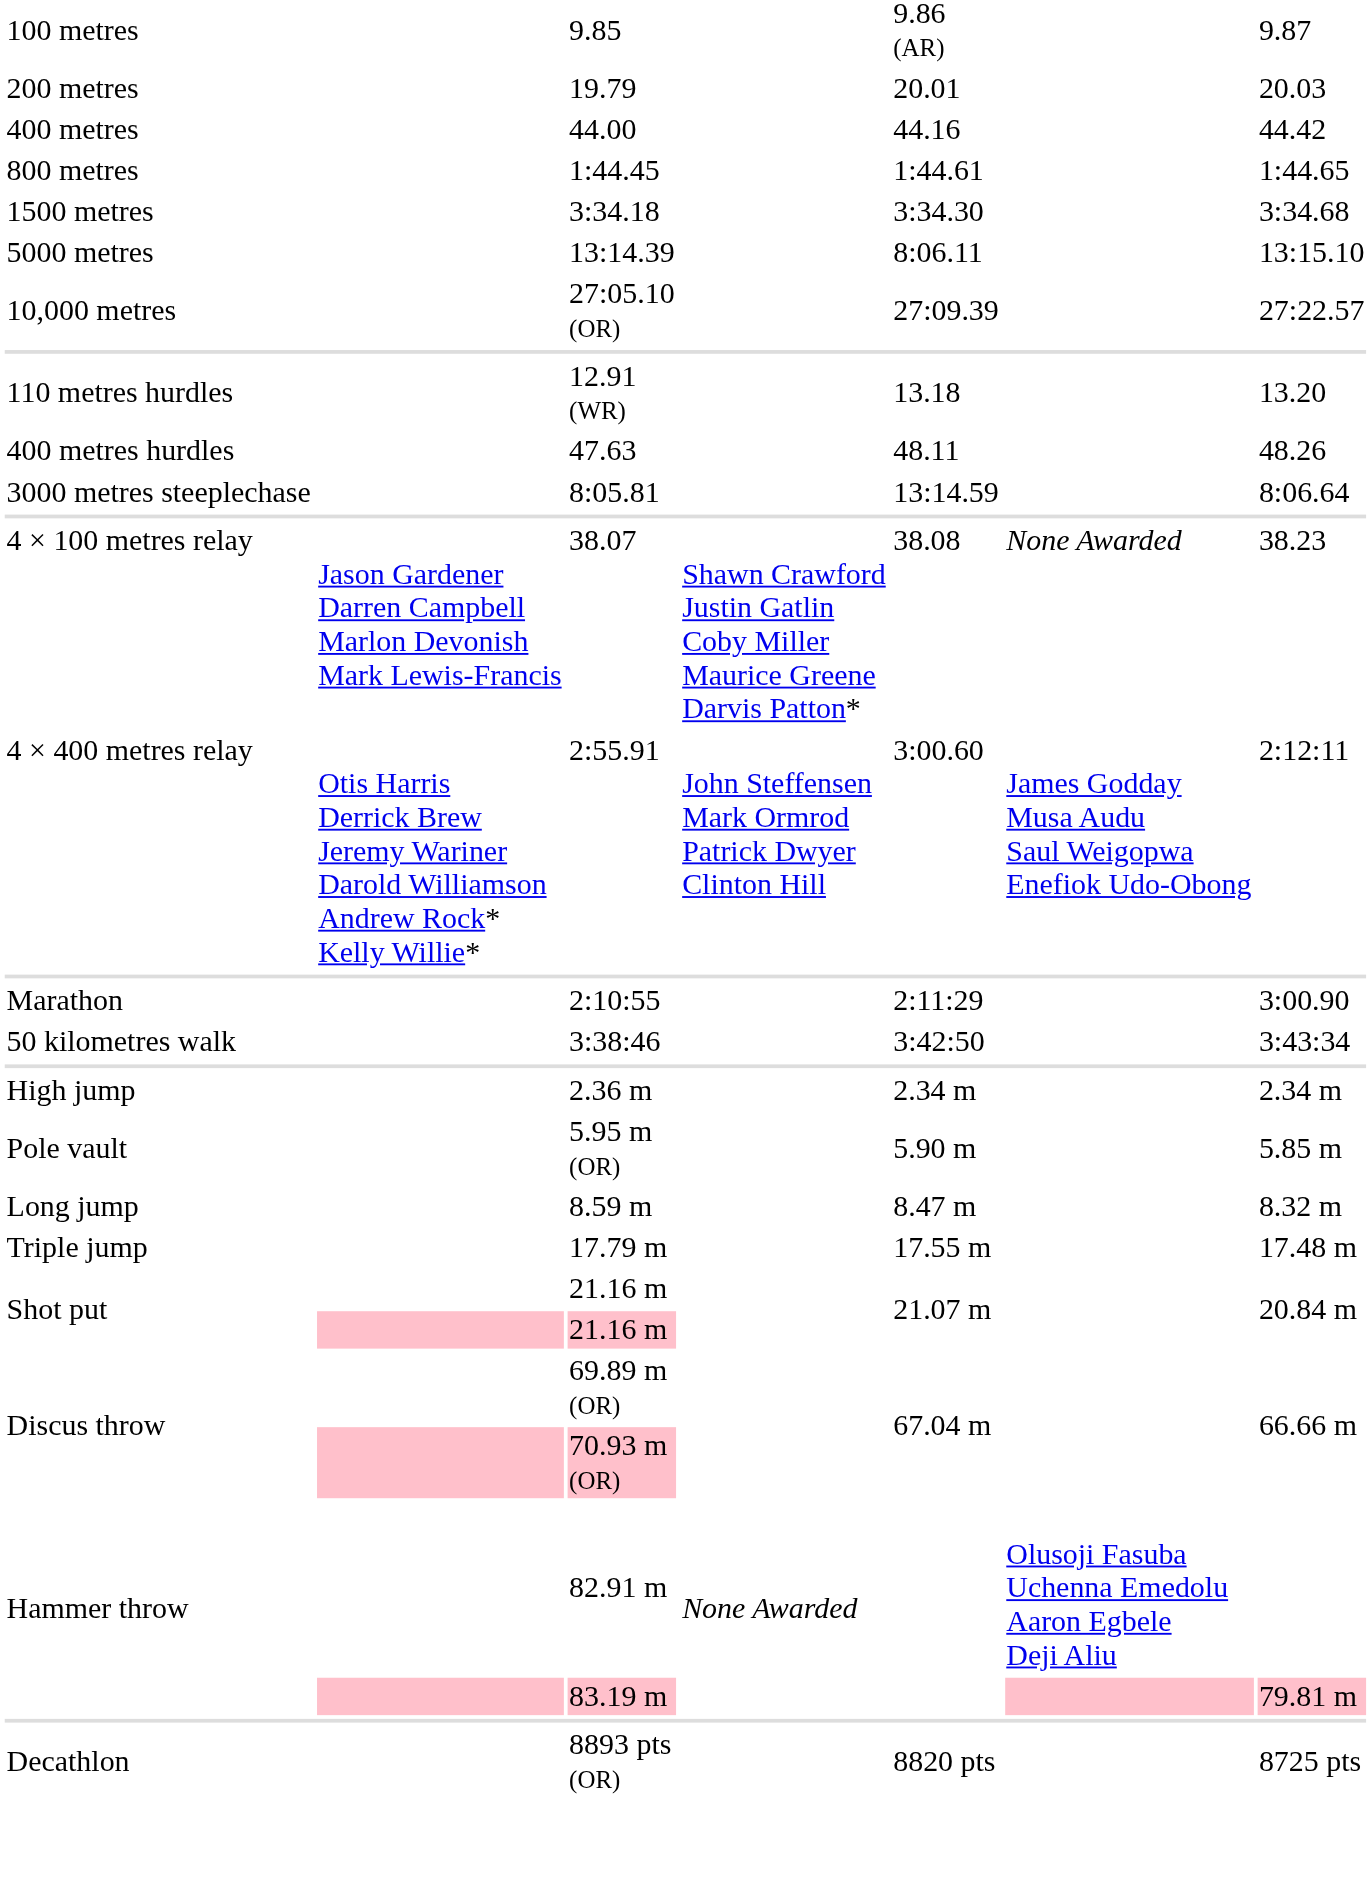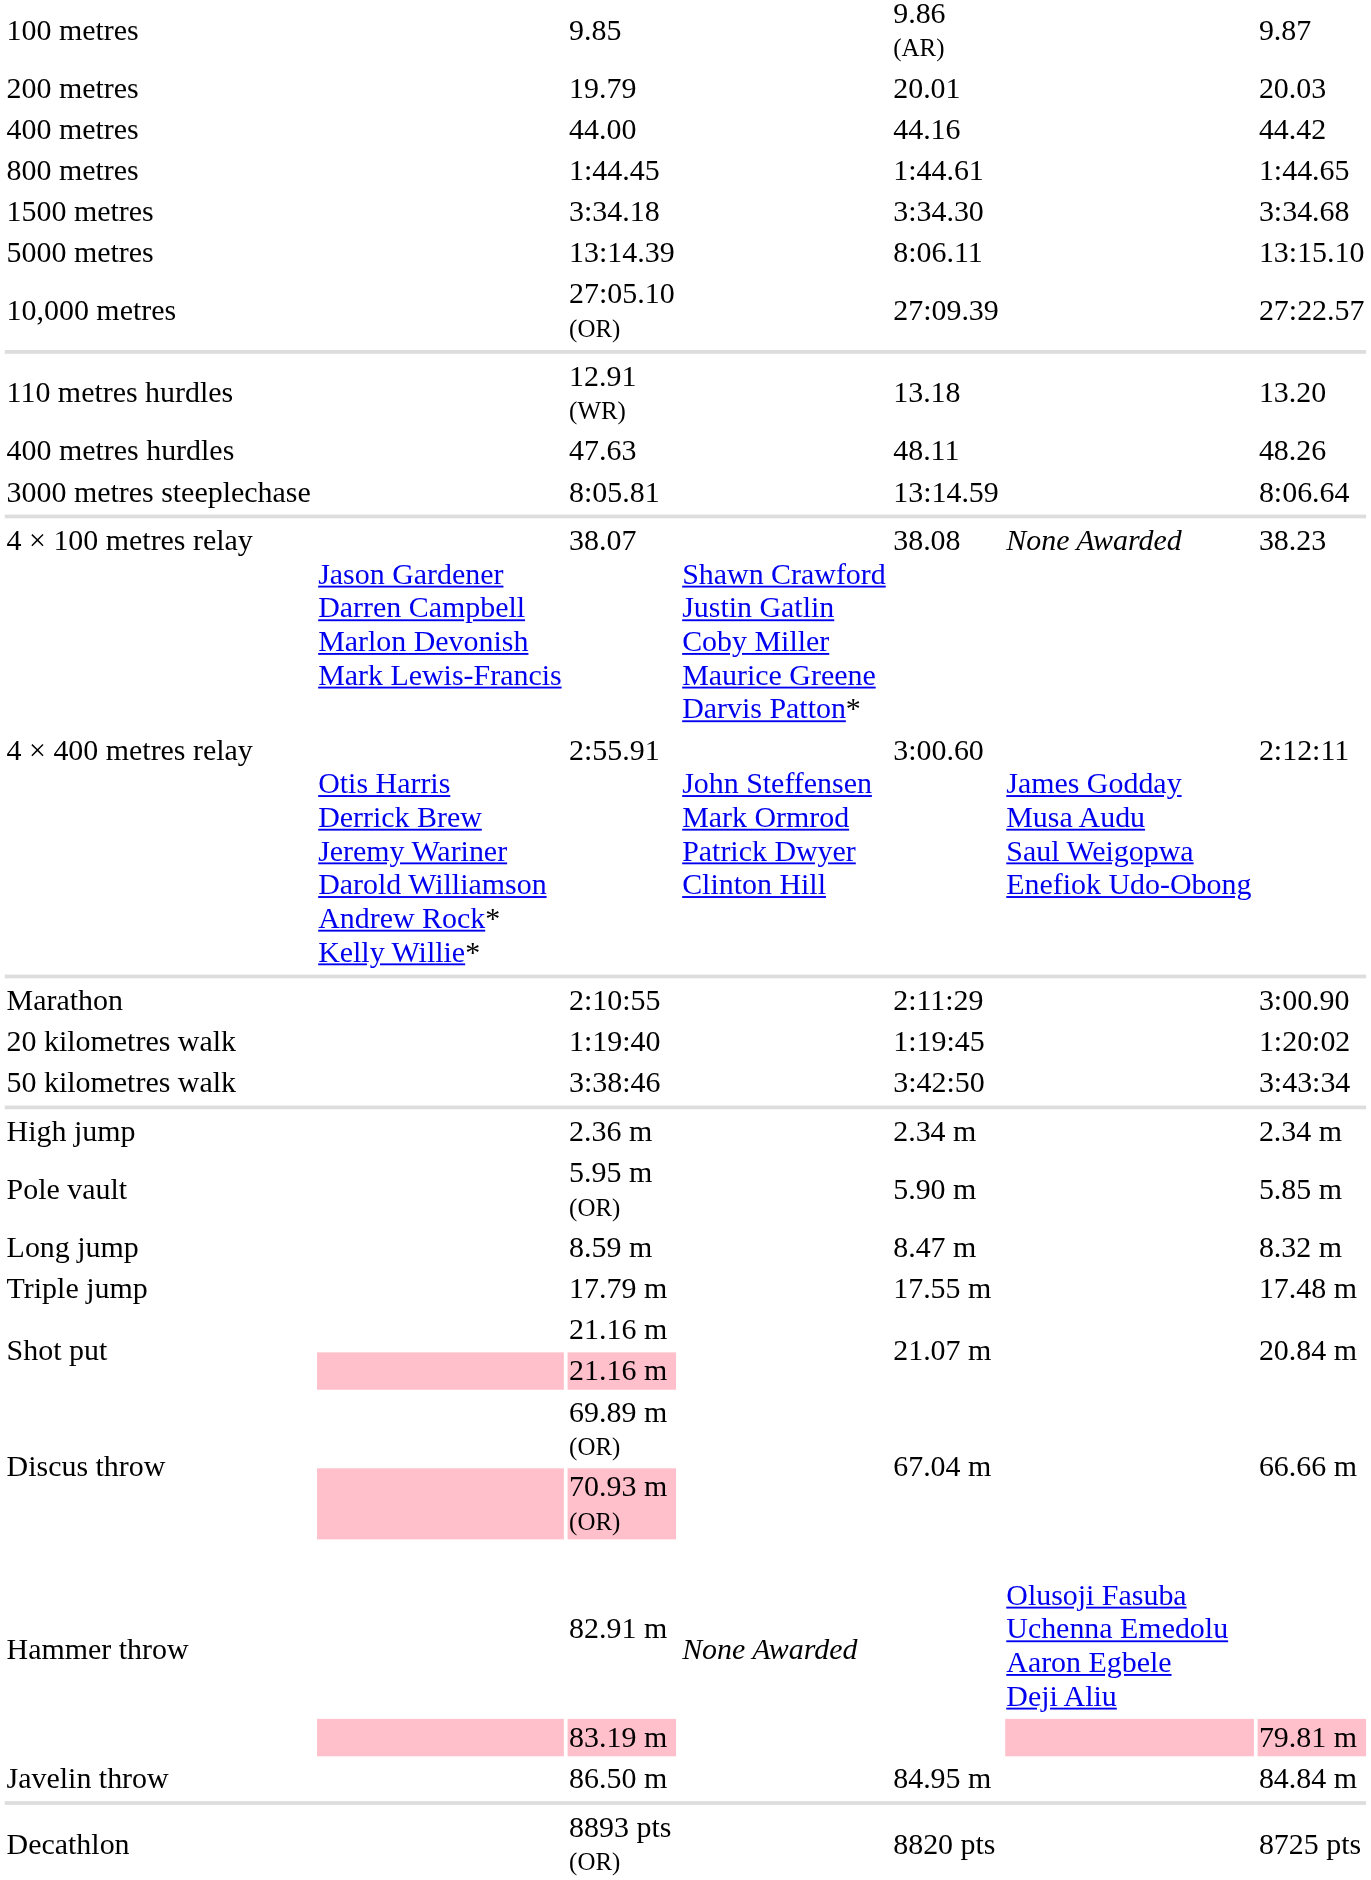+ row: (121, 1041)
+ row: (88, 1778)
